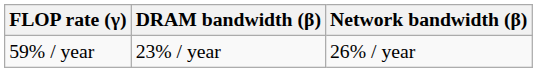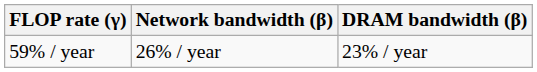columns swapped: (228, 20) <-> (429, 20)
